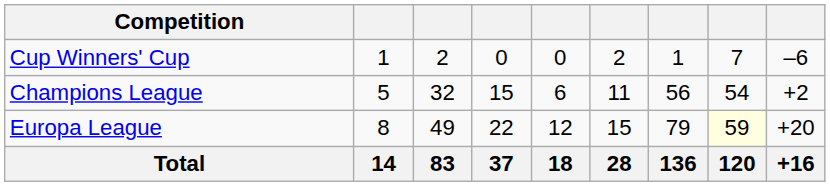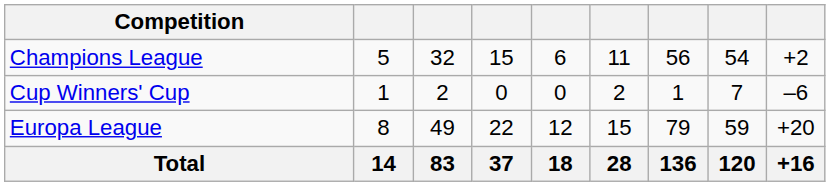rows swapped: (106, 92) <-> (100, 57)
(737, 127) lightyellow background -> (737, 127) no background
